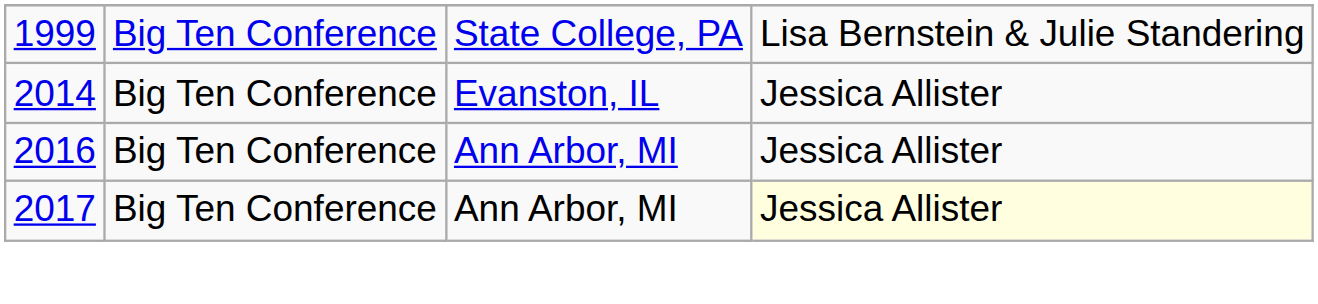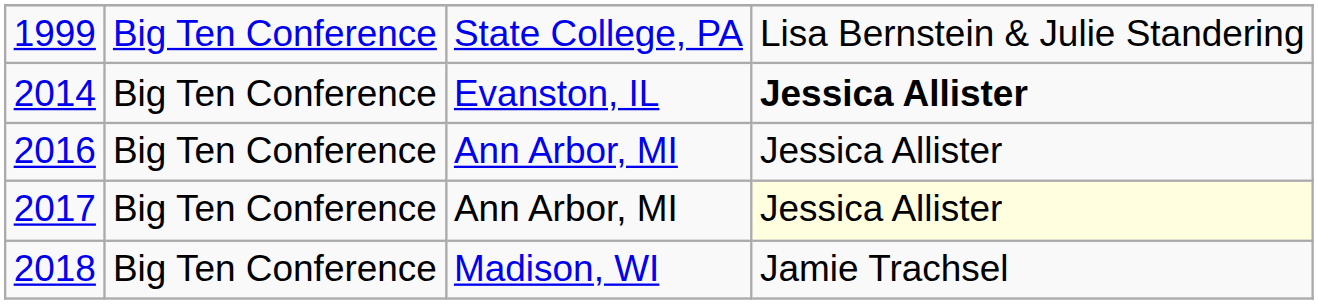(881, 92) normal -> (894, 92) bold
+ row: (55, 268)
